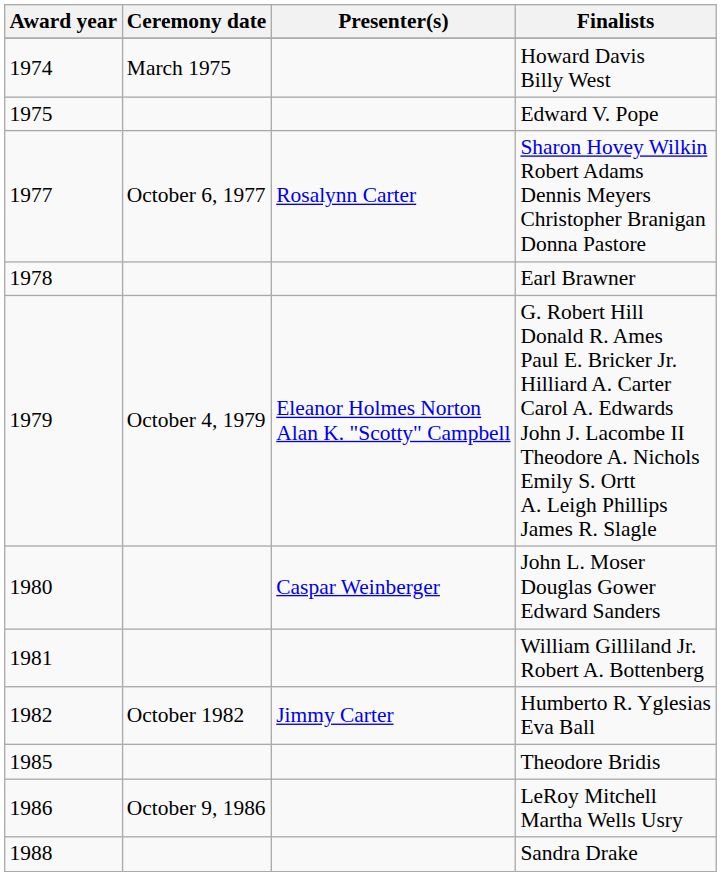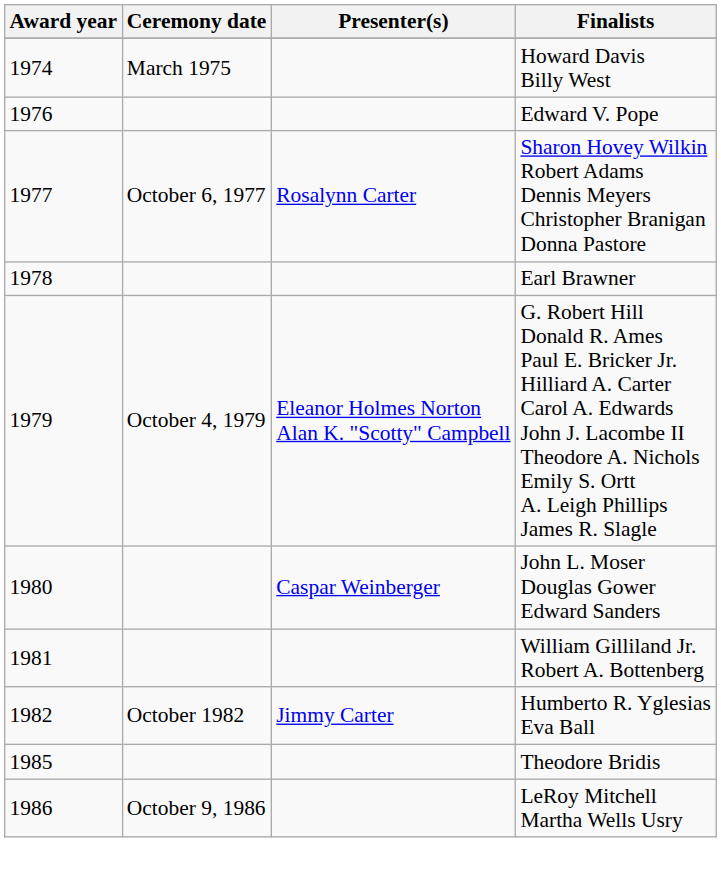(31, 113) 1975 -> (31, 113) 1976
- row: (579, 853)
